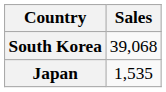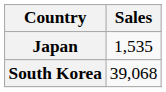rows swapped: (55, 45) <-> (55, 73)
